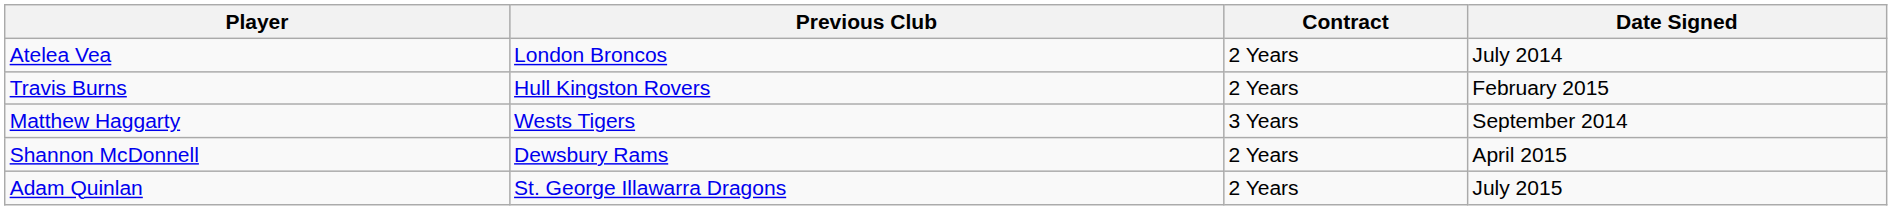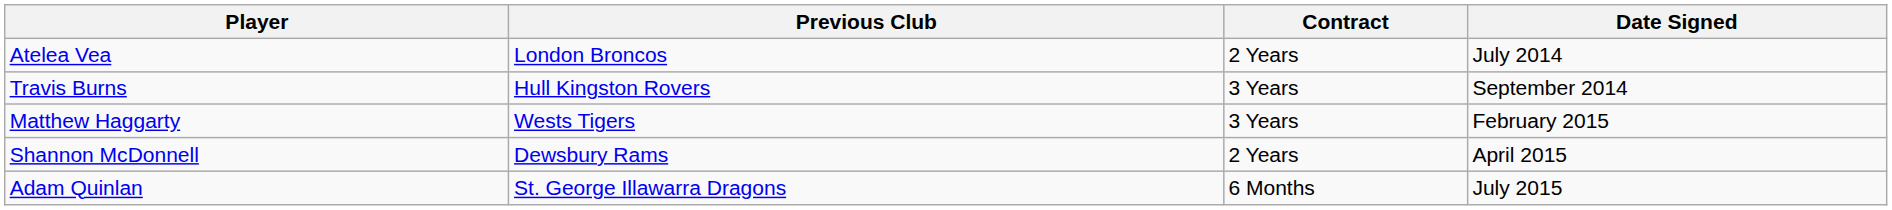(1264, 88) 2 Years -> (1263, 88) 3 Years
(1541, 88) February 2015 -> (1550, 88) September 2014
(1550, 121) September 2014 -> (1541, 121) February 2015
(1264, 188) 2 Years -> (1272, 188) 6 Months
